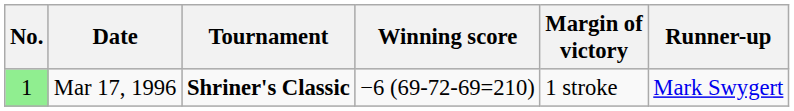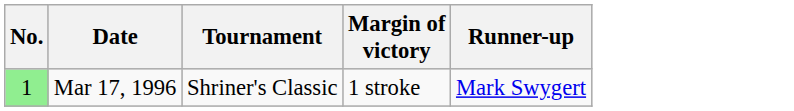- column: (448, 36)
(268, 87) bold -> (262, 87) normal
